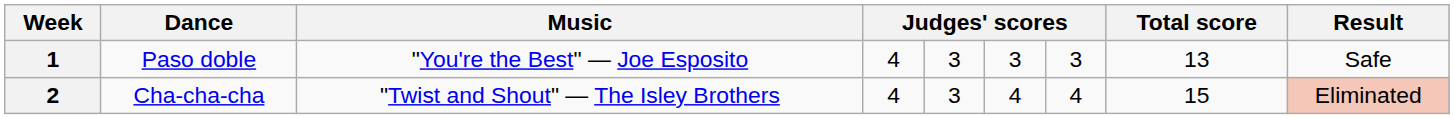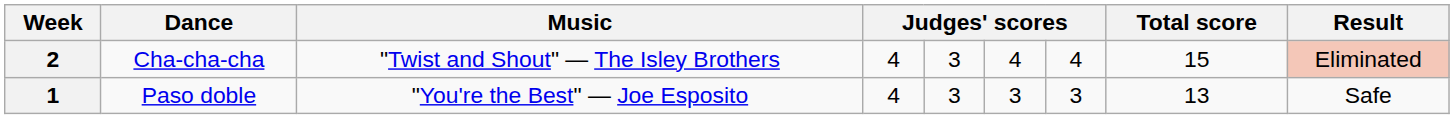rows swapped: (53, 58) <-> (53, 95)
